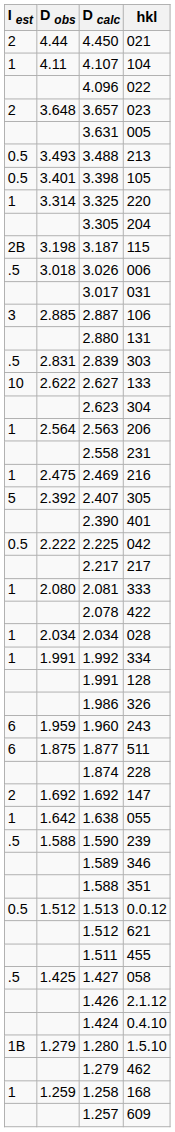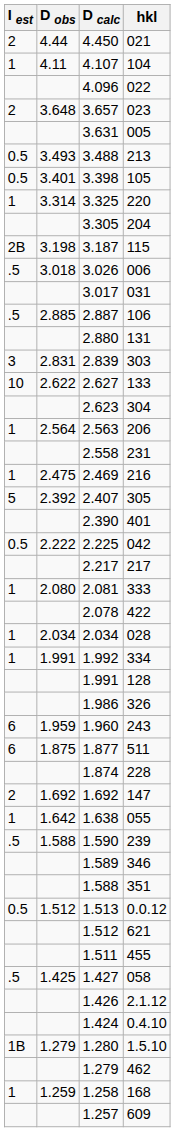(12, 315) 3 -> (14, 315) .5
(14, 361) .5 -> (12, 361) 3
